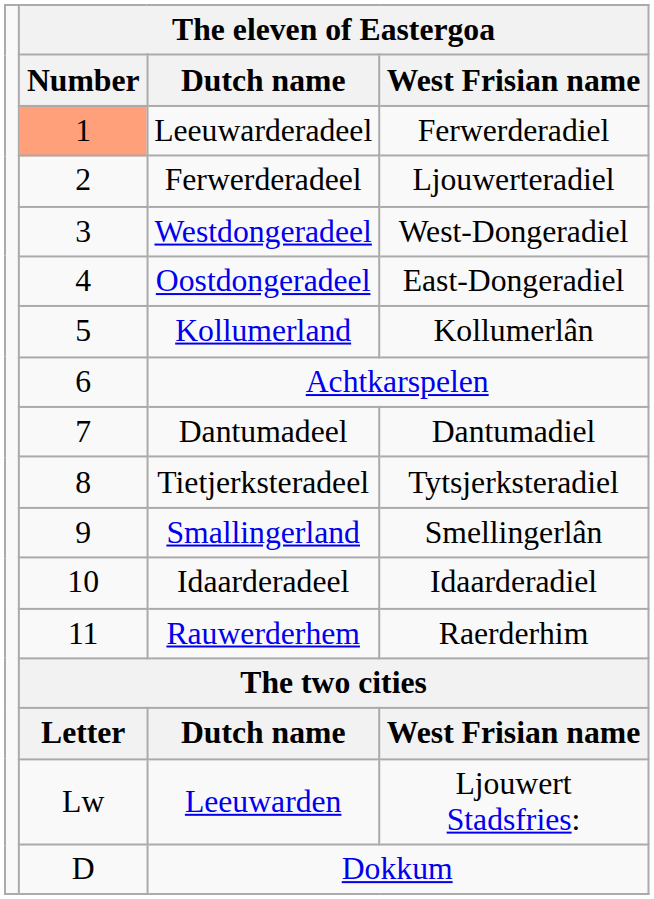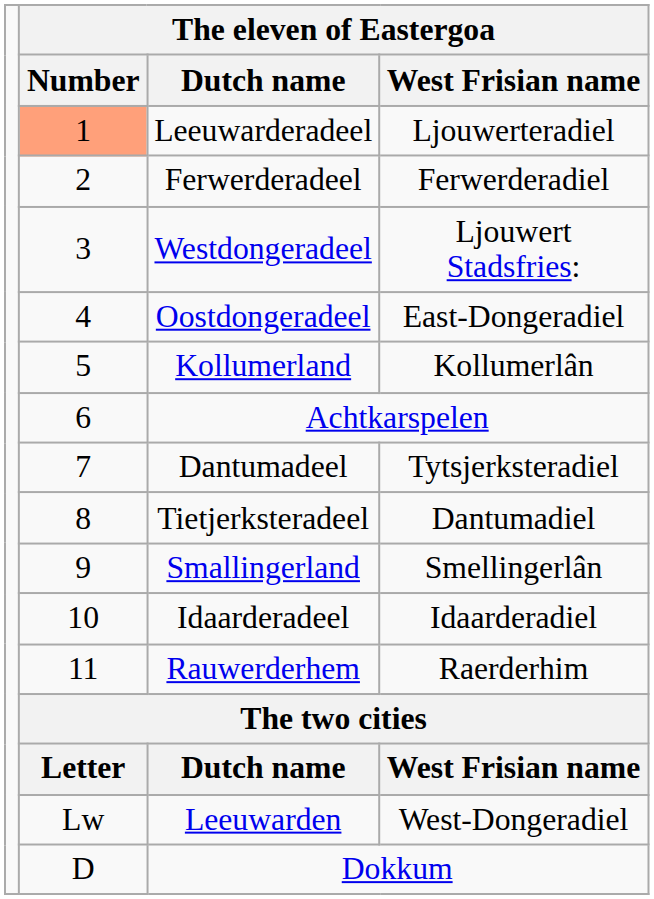(514, 130) Ferwerderadiel -> (514, 130) Ljouwerteradiel
(514, 180) Ljouwerteradiel -> (514, 180) Ferwerderadiel
(514, 230) West-Dongeradiel -> (514, 248) Ljouwert Stadsfries:
(514, 431) Dantumadiel -> (514, 467) Tytsjerksteradiel
(514, 481) Tytsjerksteradiel -> (514, 517) Dantumadiel
(514, 801) Ljouwert Stadsfries: -> (514, 818) West-Dongeradiel
